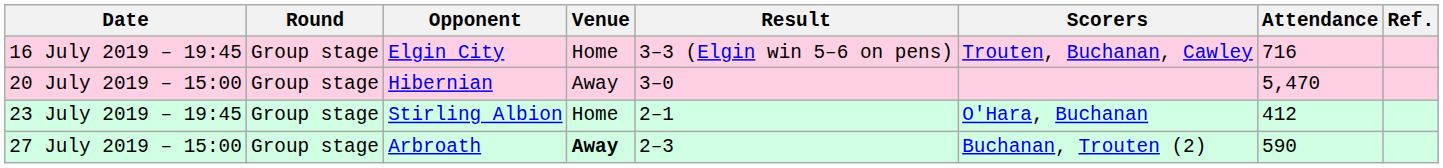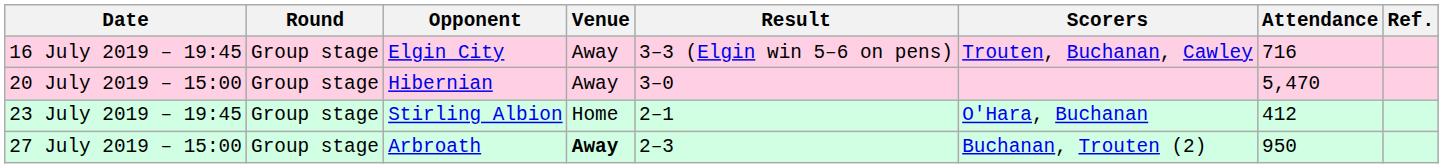(595, 52) Home -> (595, 52) Away
(1280, 147) 590 -> (1280, 147) 950
